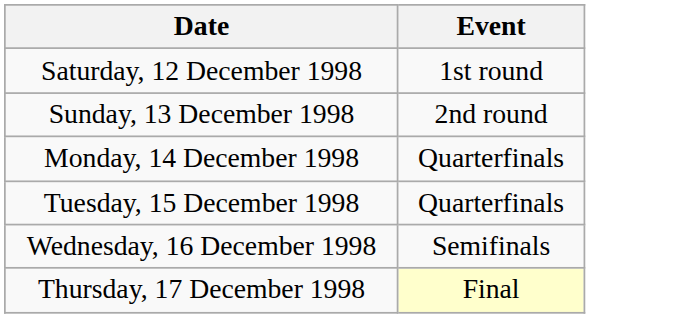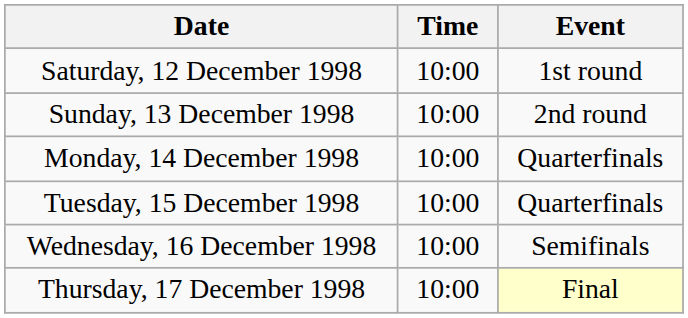+ column: (448, 26)
